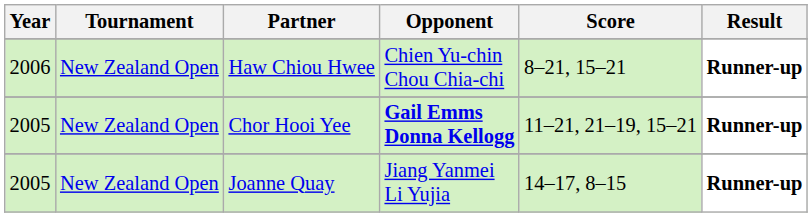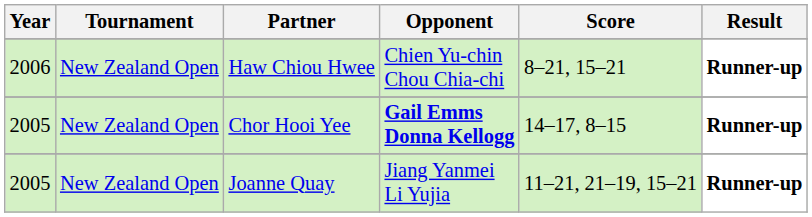(611, 125) 11–21, 21–19, 15–21 -> (575, 125) 14–17, 8–15
(575, 183) 14–17, 8–15 -> (611, 183) 11–21, 21–19, 15–21
